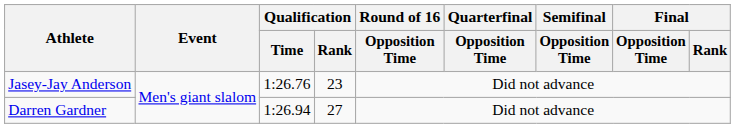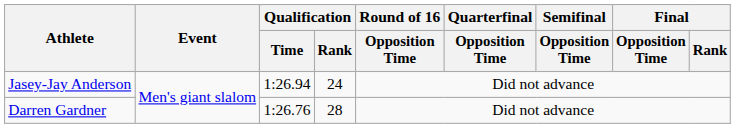(287, 84) 1:26.76 -> (287, 84) 1:26.94
(335, 84) 23 -> (335, 84) 24
(287, 110) 1:26.94 -> (287, 110) 1:26.76
(335, 110) 27 -> (335, 110) 28
